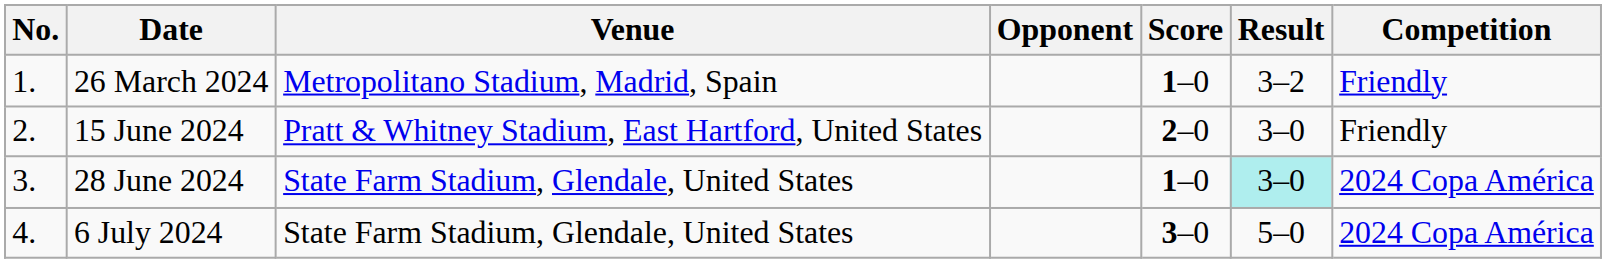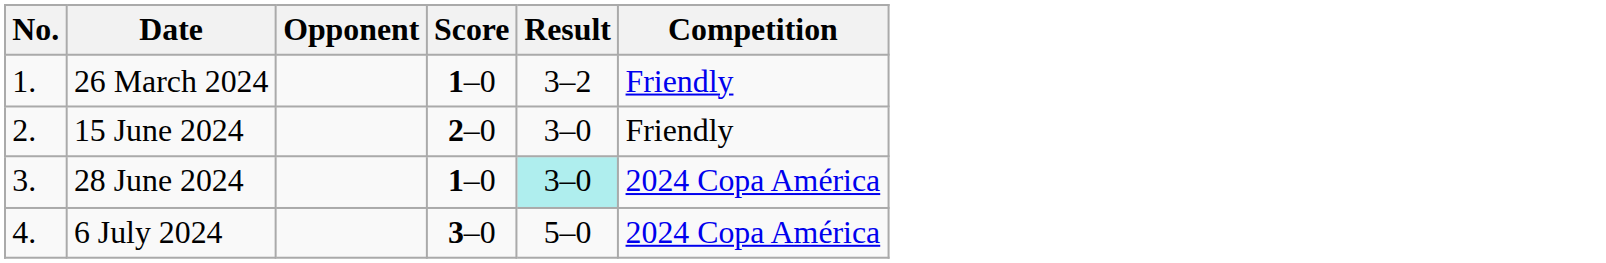- column: (633, 29)
